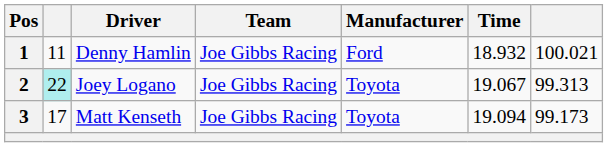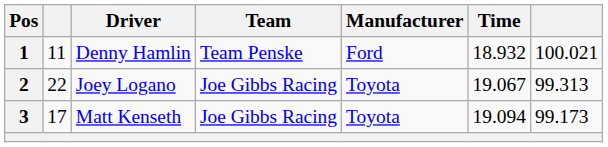(268, 52) Joe Gibbs Racing -> (251, 52) Team Penske
(57, 84) paleturquoise background -> (57, 84) no background
